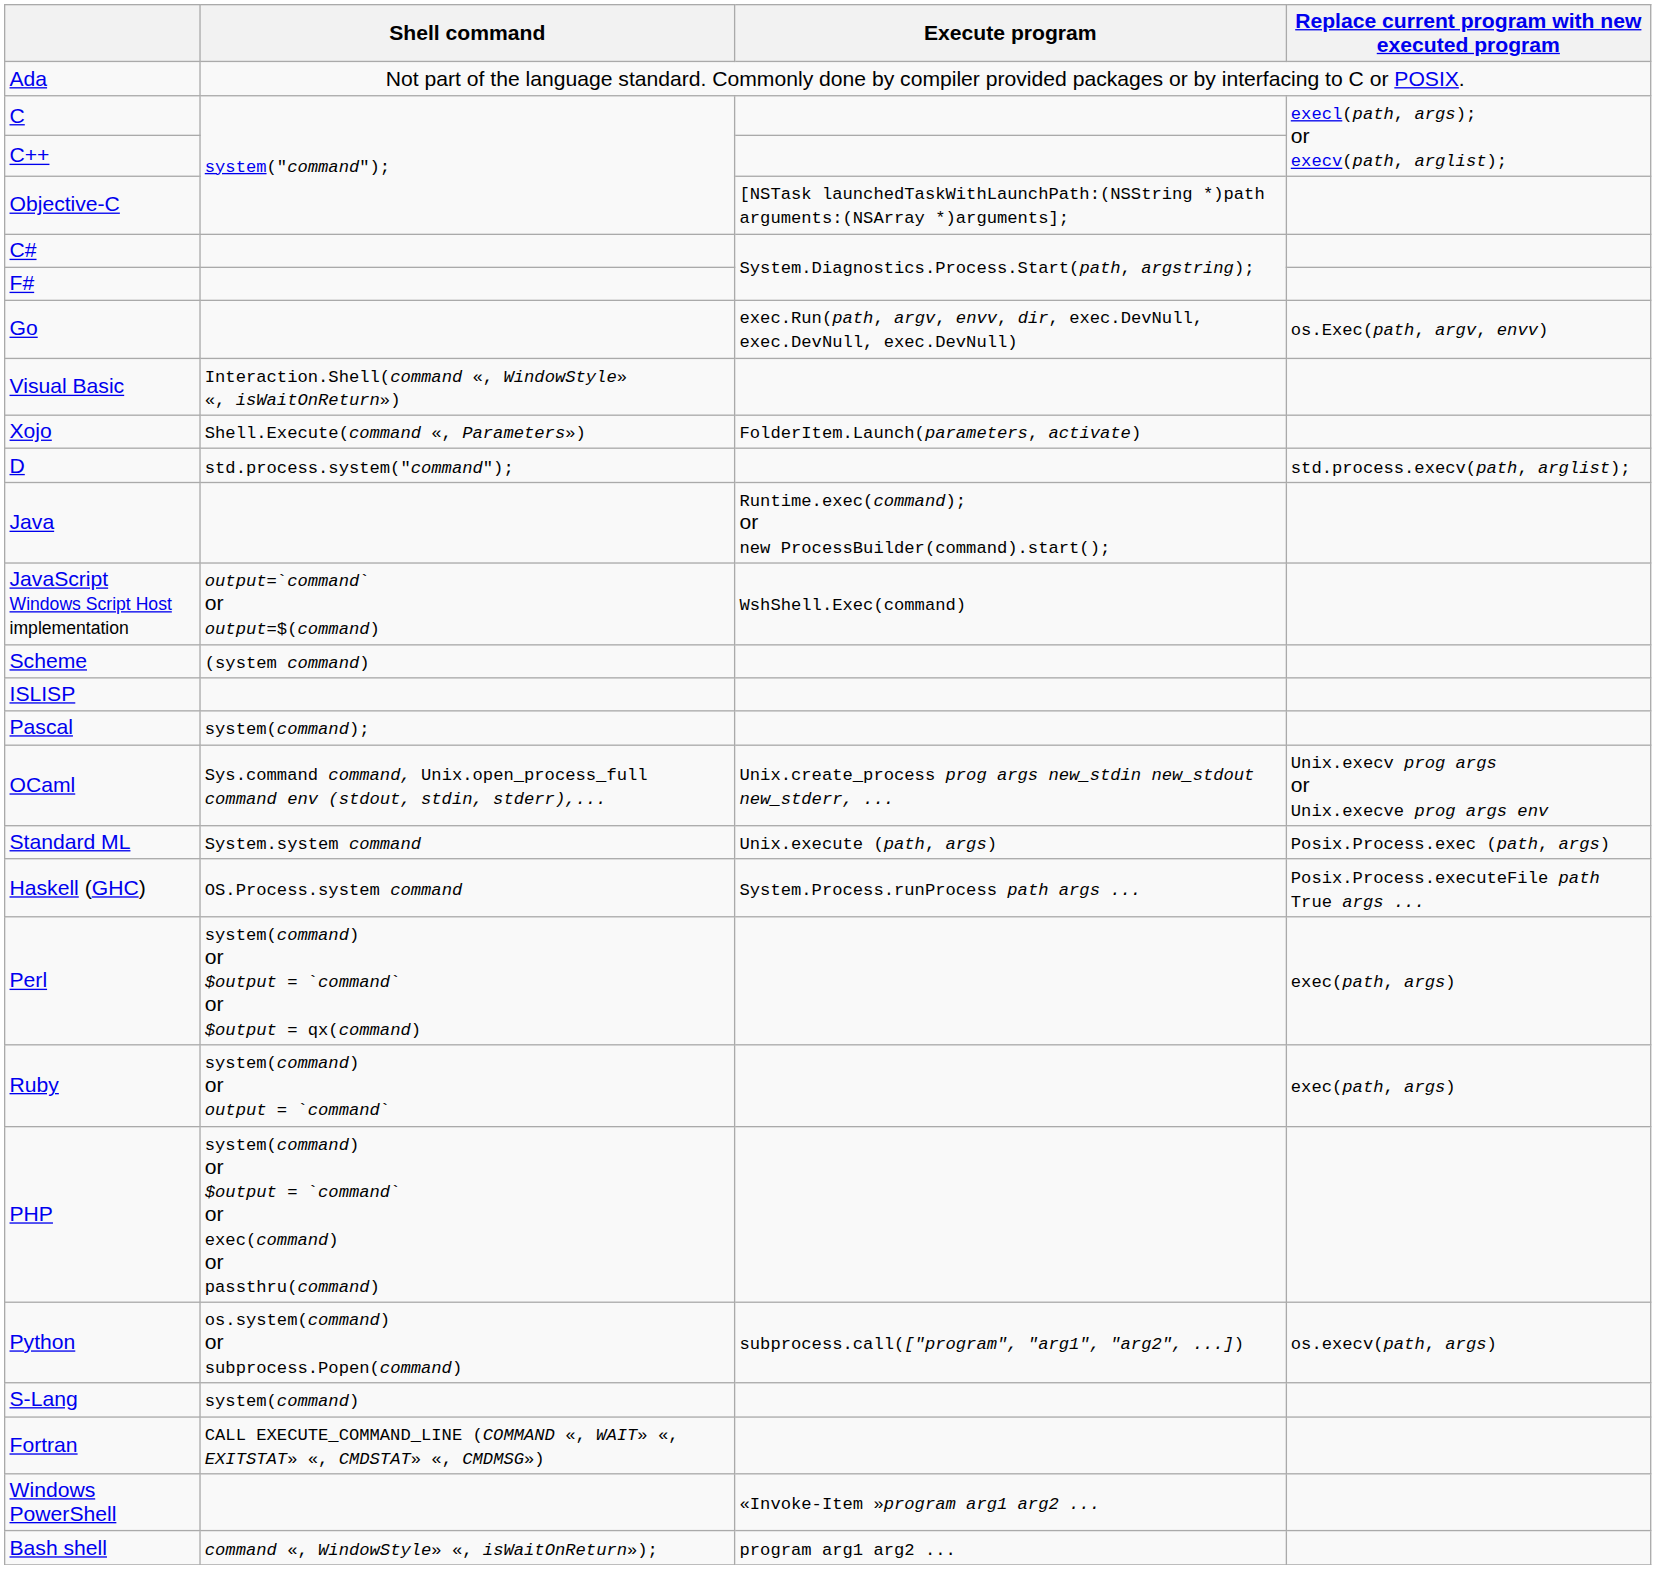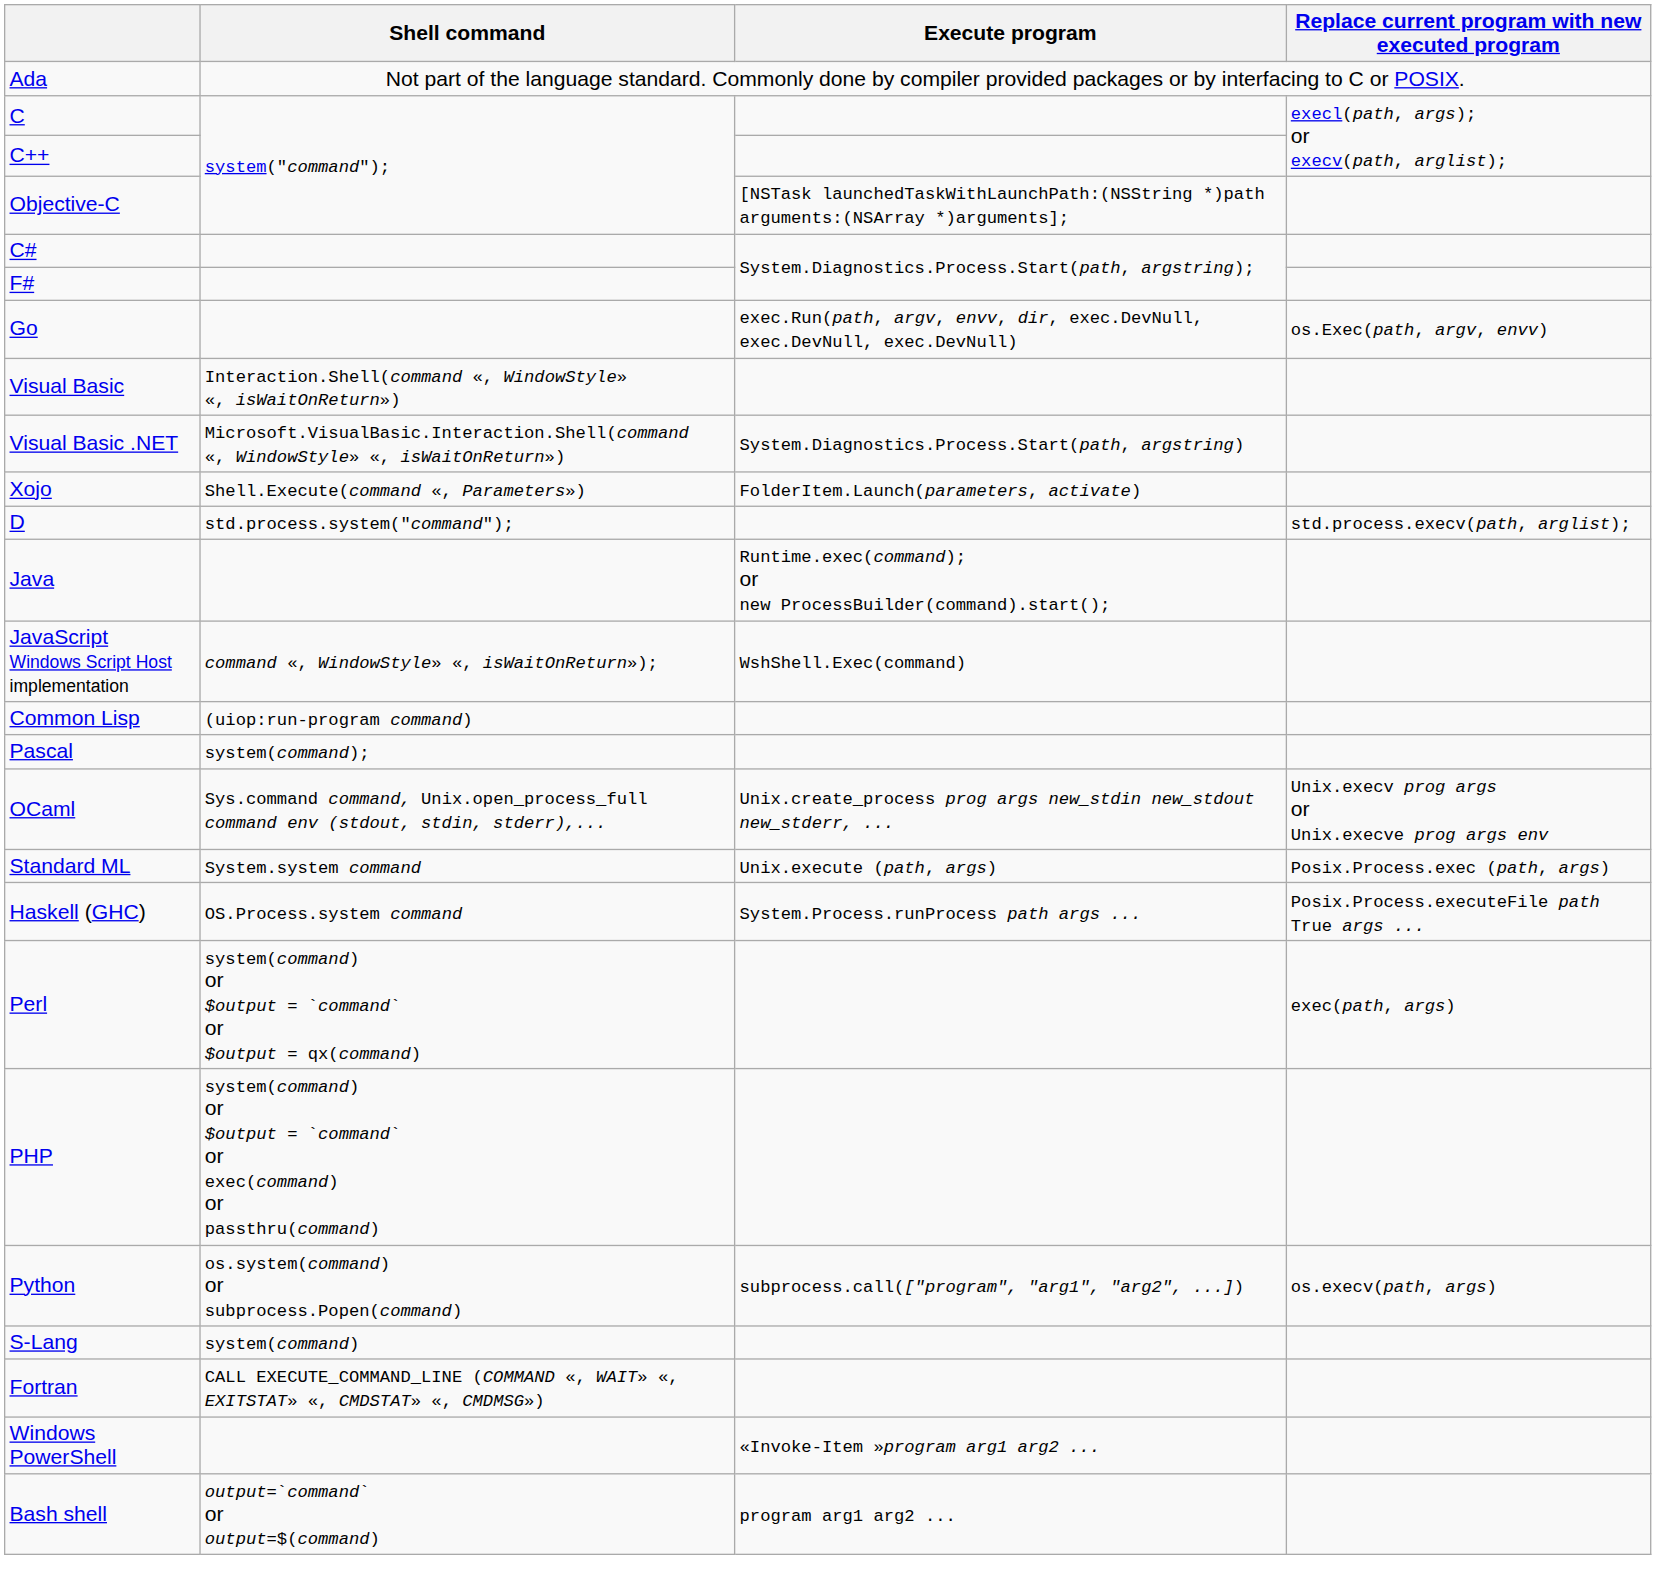+ row: (94, 443)
(292, 606) output=`command` or output=$(command) -> (431, 663) command «, WindowStyle» «, isWaitOnReturn»);
+ row: (75, 718)
- row: (48, 660)
- row: (42, 694)
- row: (34, 1085)
(431, 1550) command «, WindowStyle» «, isWaitOnReturn»); -> (292, 1516) output=`command` or output=$(command)
